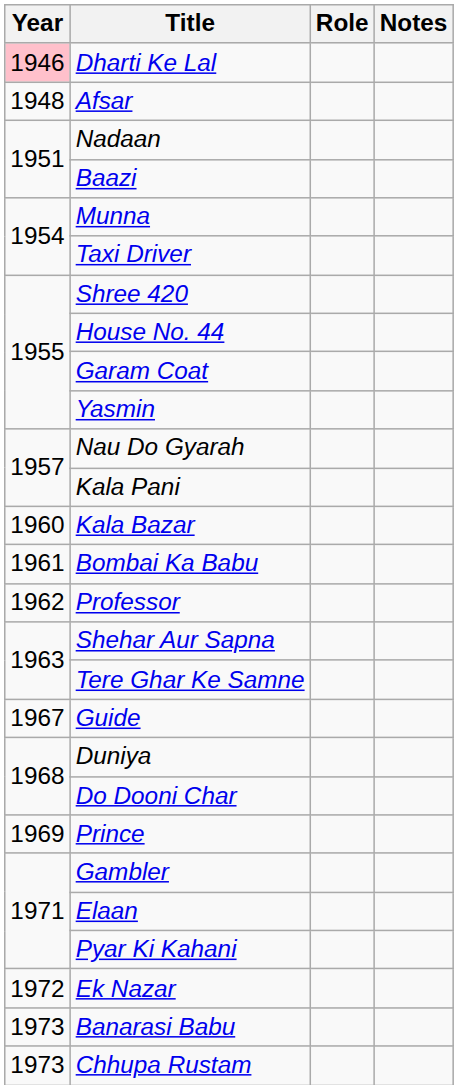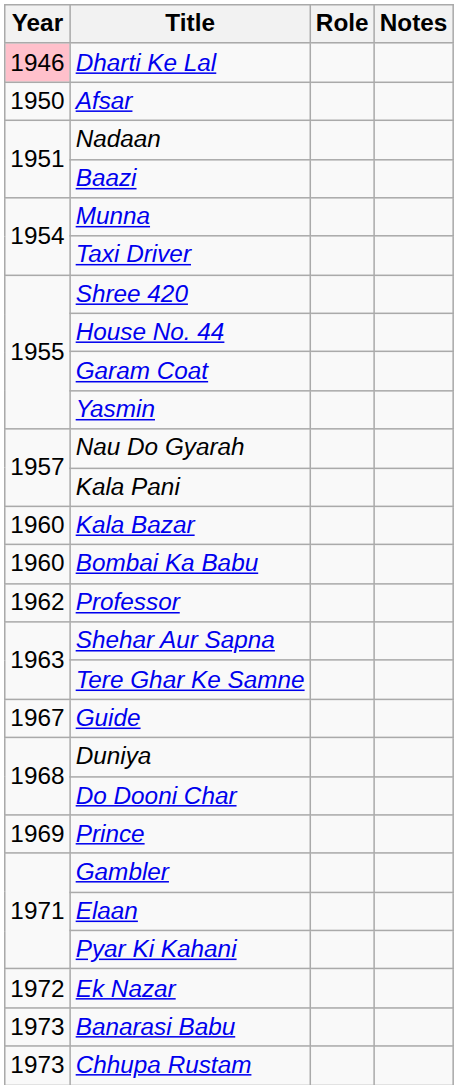(37, 100) 1948 -> (37, 100) 1950
(37, 563) 1961 -> (37, 563) 1960
